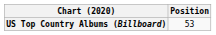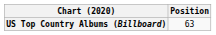(190, 24) 53 -> (190, 24) 63
